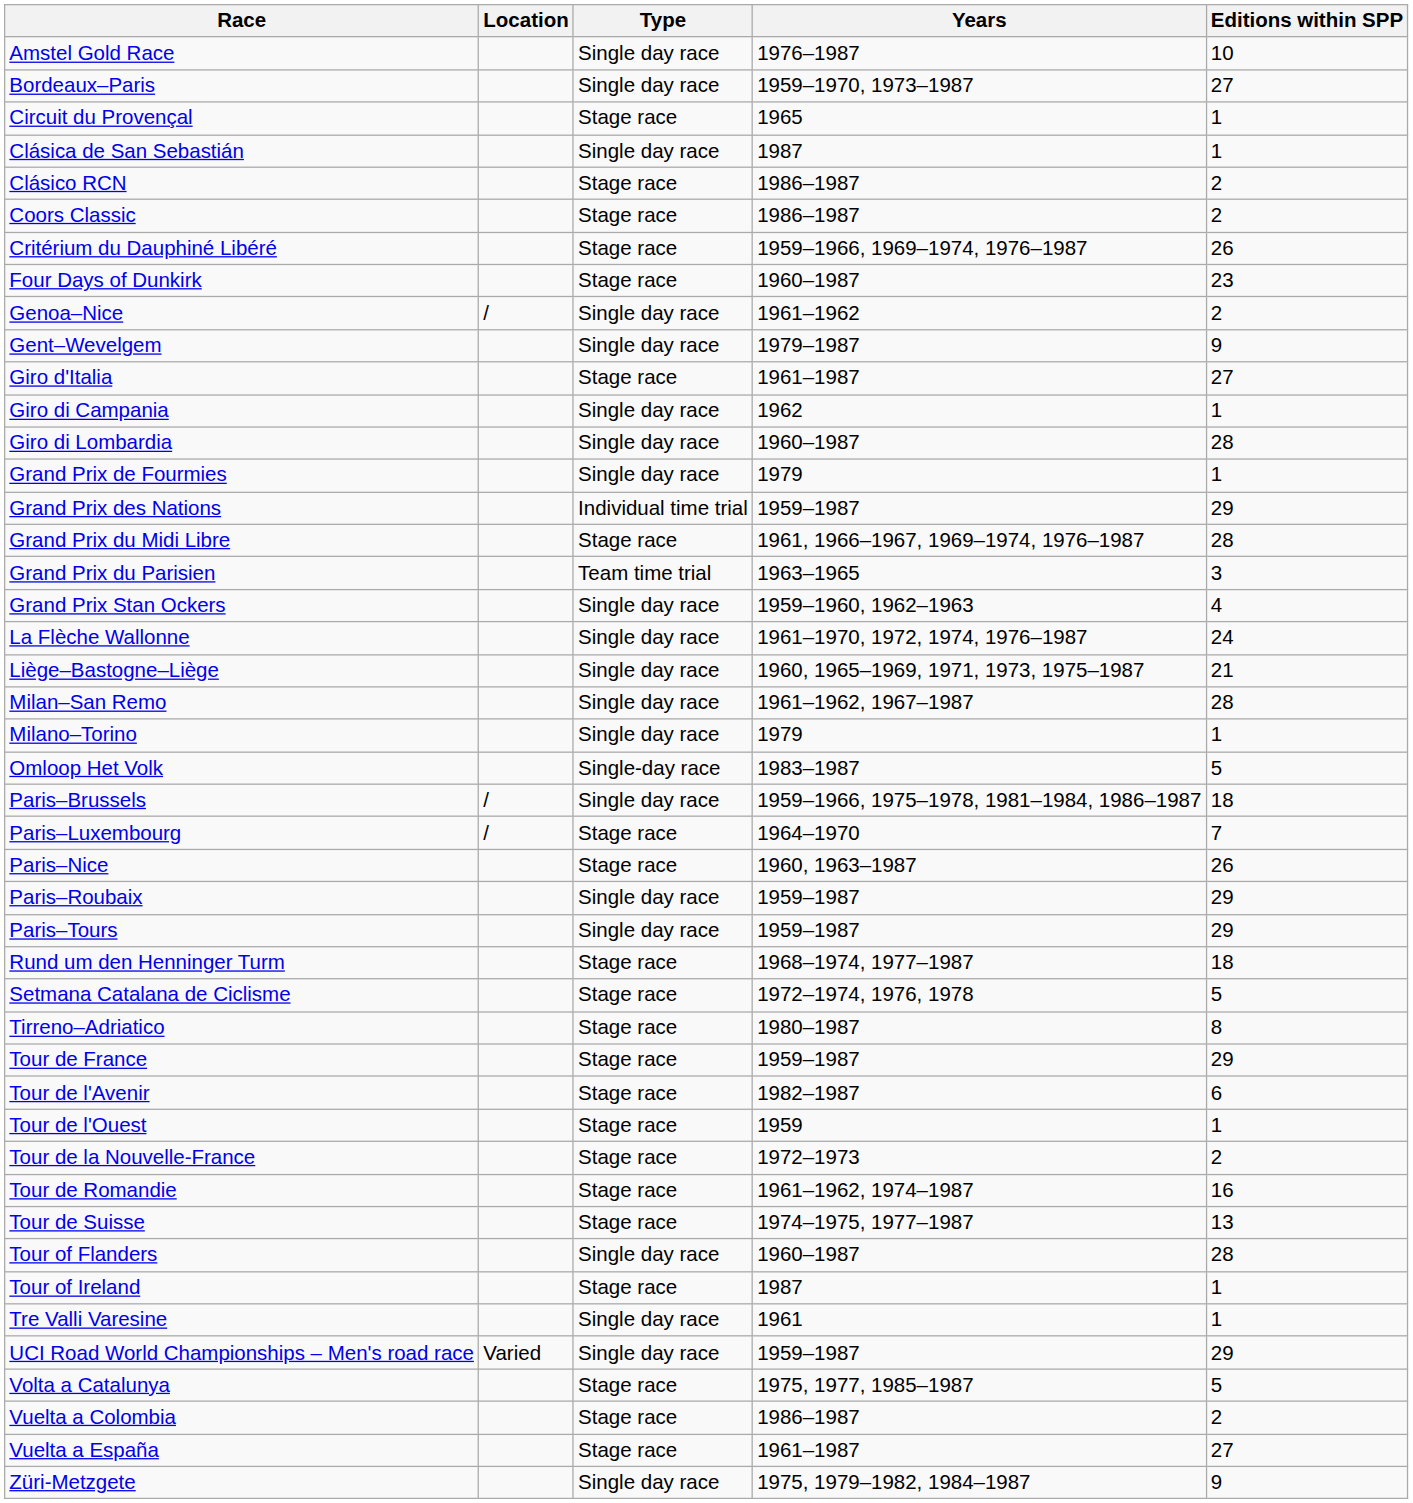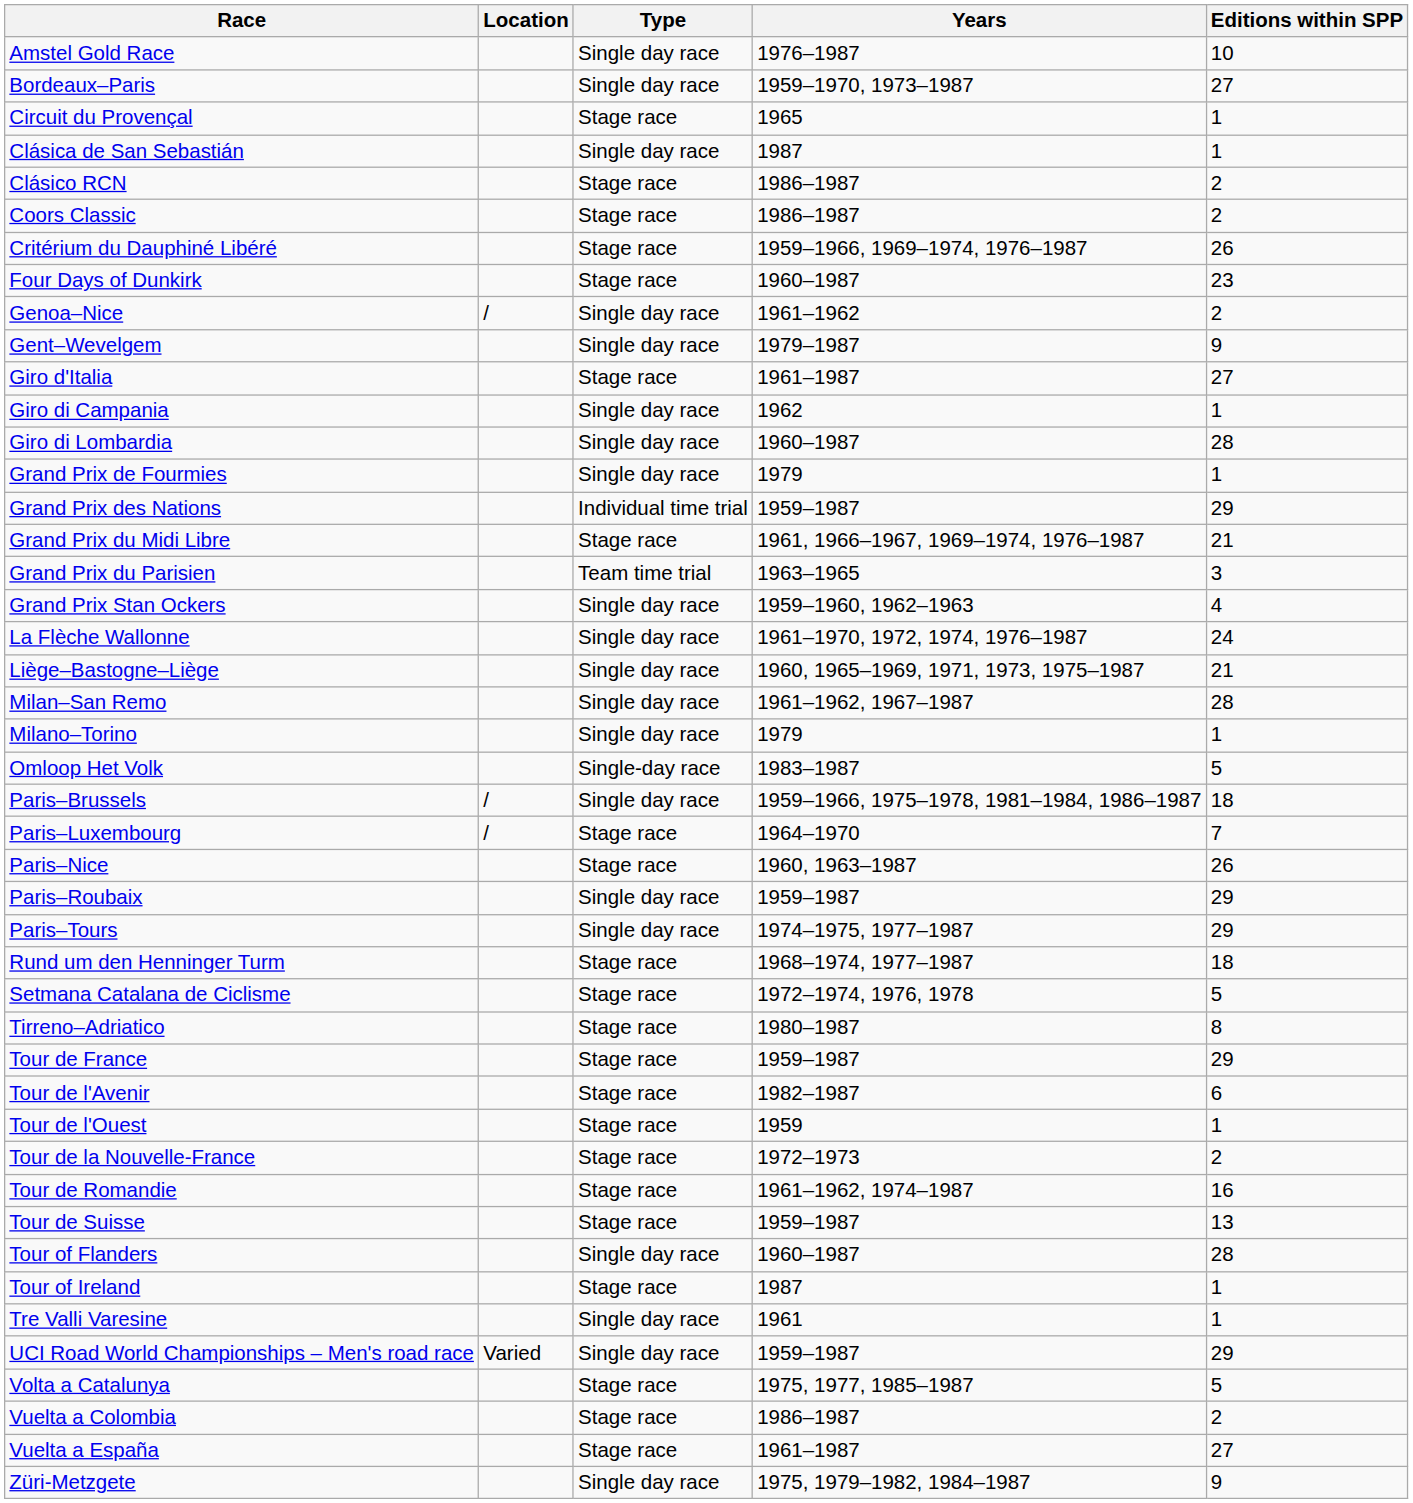(1222, 540) 28 -> (1222, 540) 21
(808, 930) 1959–1987 -> (865, 930) 1974–1975, 1977–1987
(865, 1222) 1974–1975, 1977–1987 -> (808, 1222) 1959–1987
